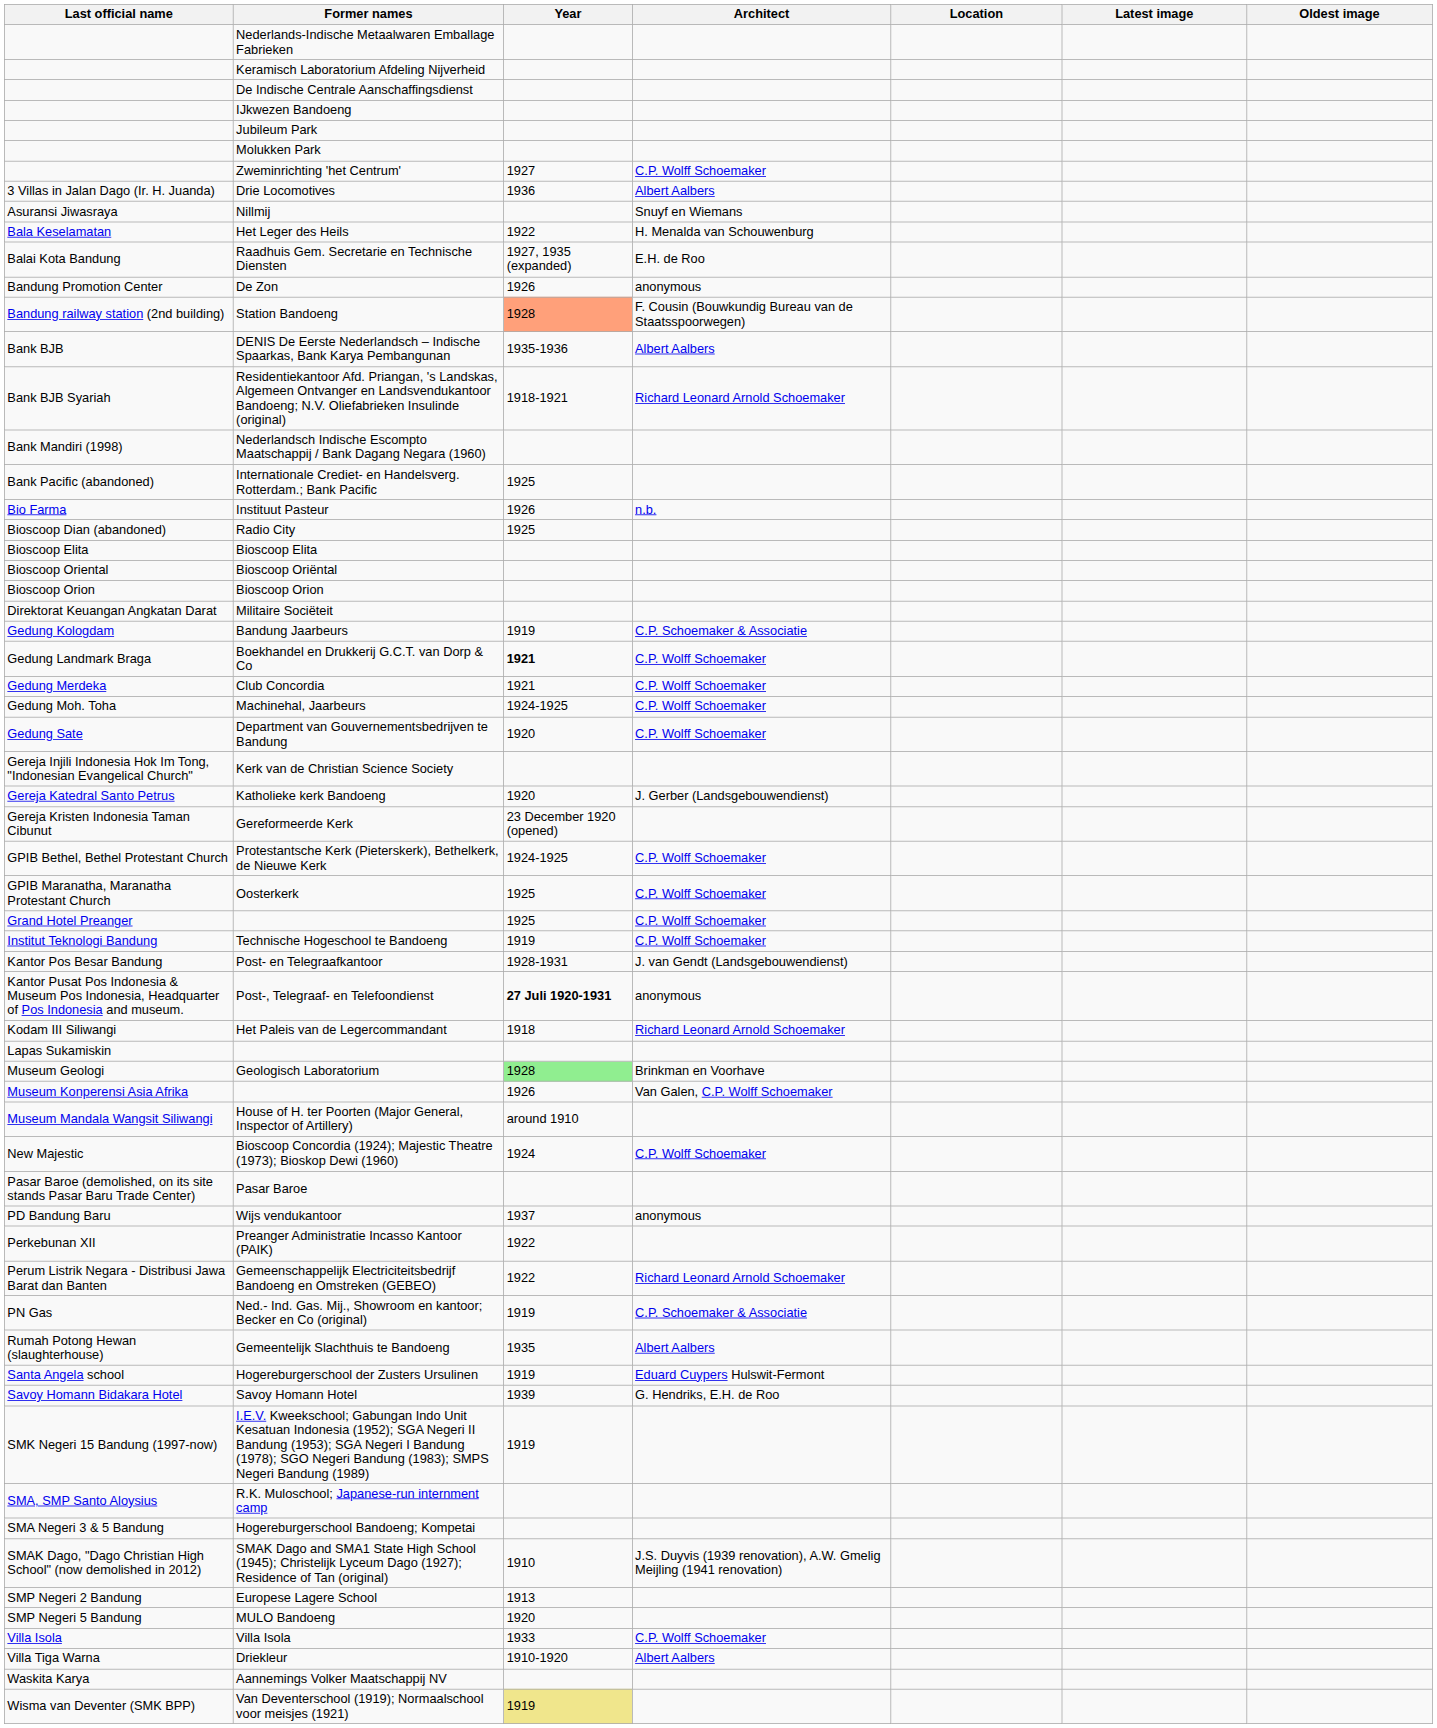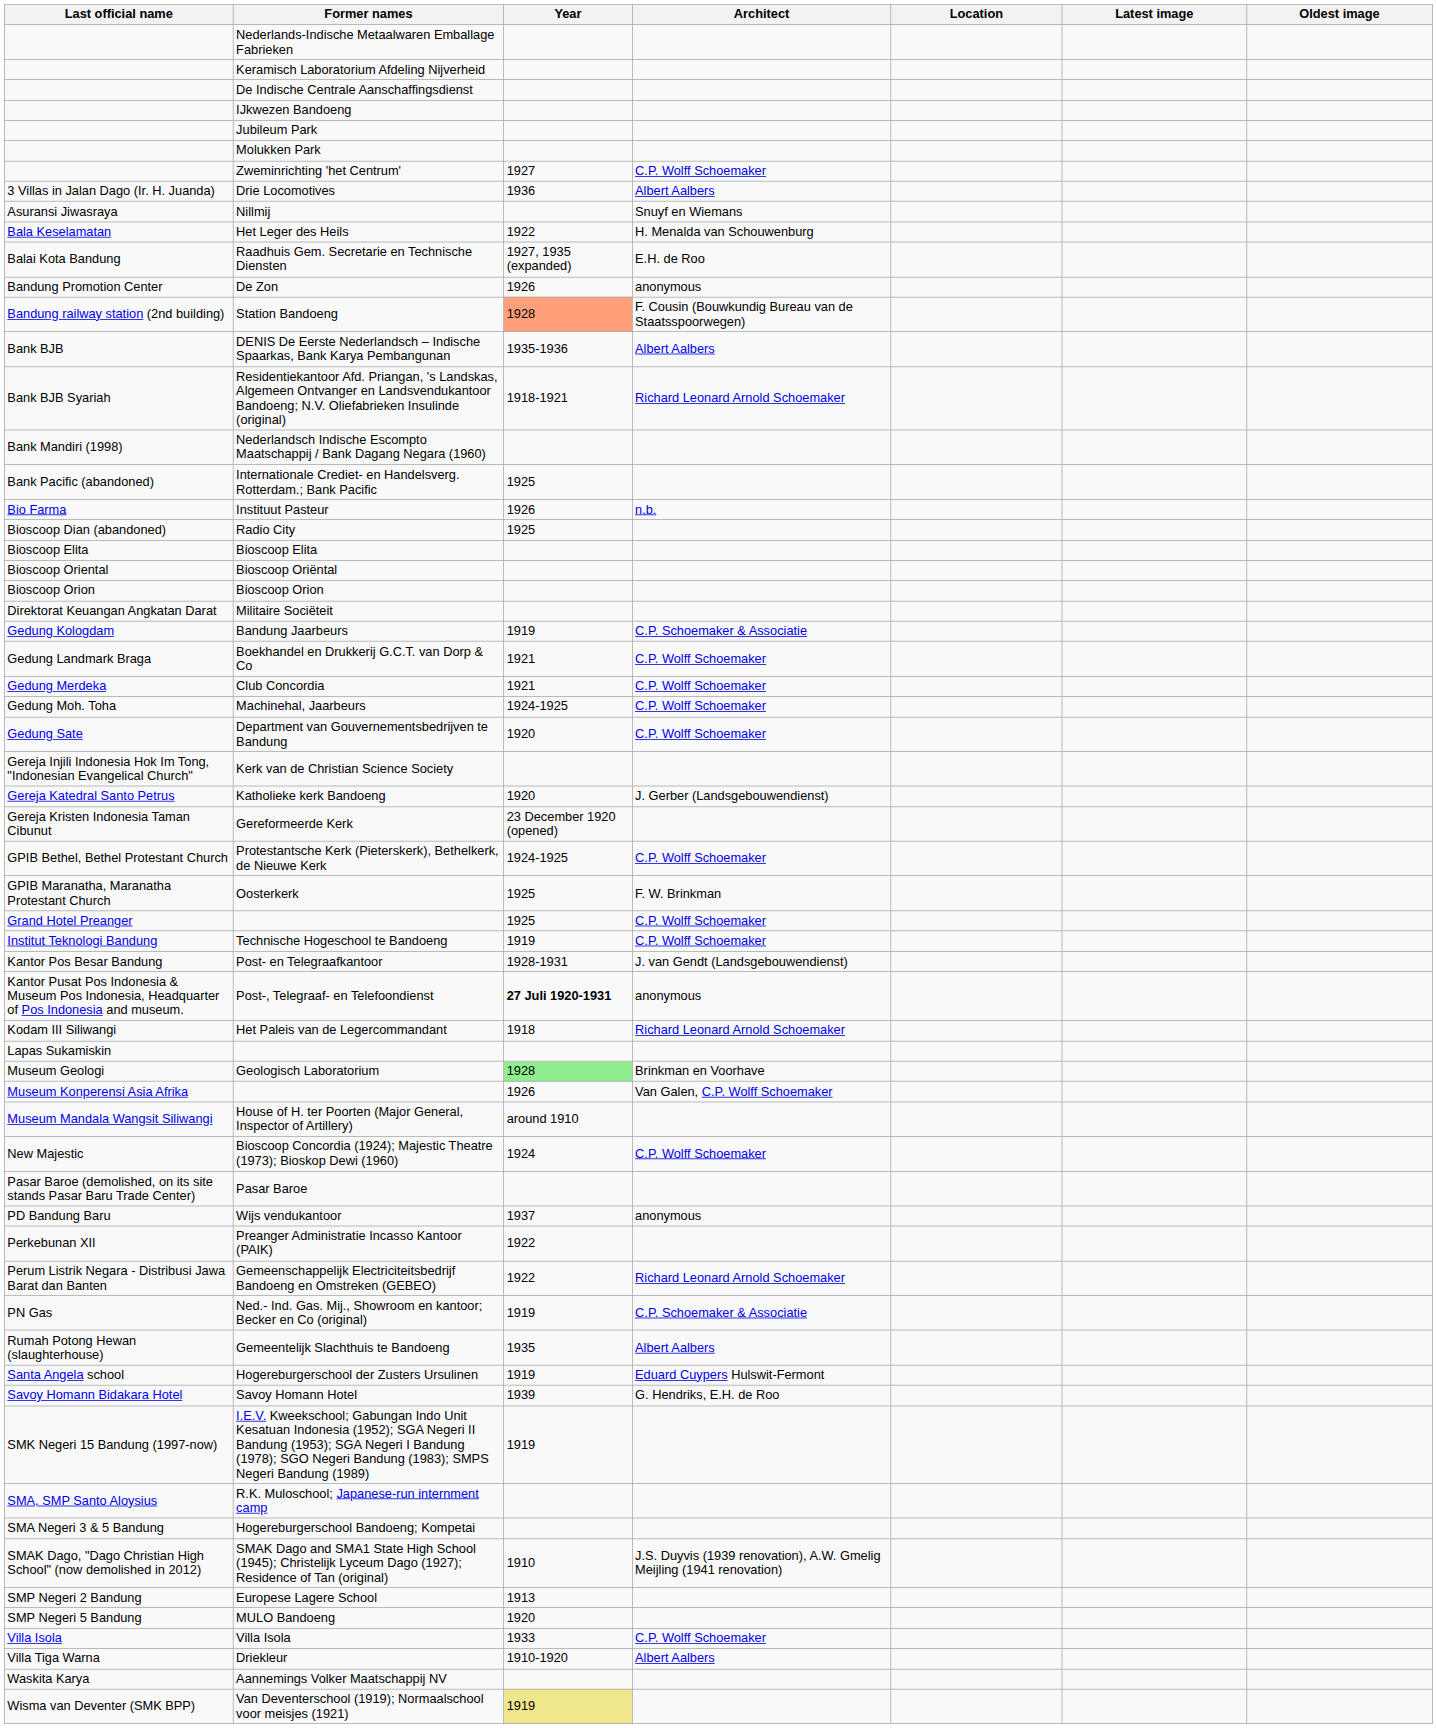(521, 658) bold -> (521, 658) normal
(701, 893) C.P. Wolff Schoemaker -> (678, 893) F. W. Brinkman
